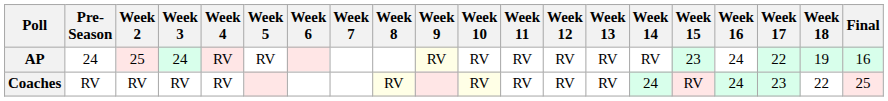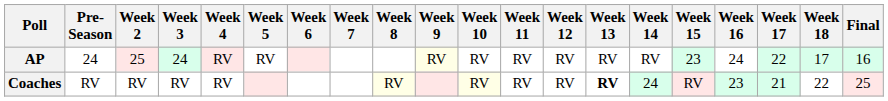(822, 59) 19 -> (822, 59) 17
(608, 84) normal -> (608, 84) bold
(736, 84) 24 -> (736, 84) 23
(779, 84) 23 -> (779, 84) 21
